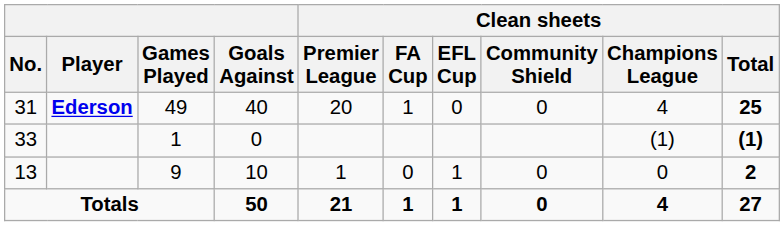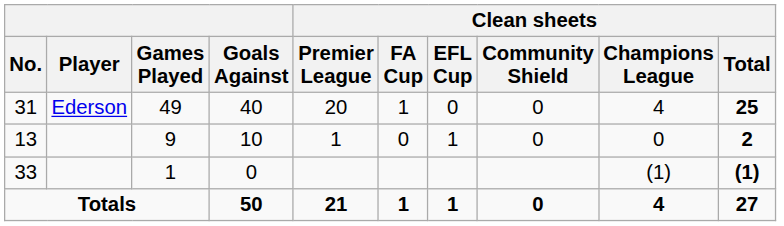(92, 107) bold -> (89, 107) normal
rows swapped: (26, 172) <-> (26, 140)
